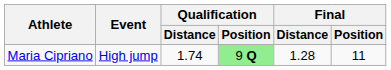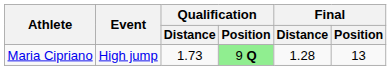(190, 55) 1.74 -> (190, 55) 1.73
(359, 55) 11 -> (359, 55) 13
